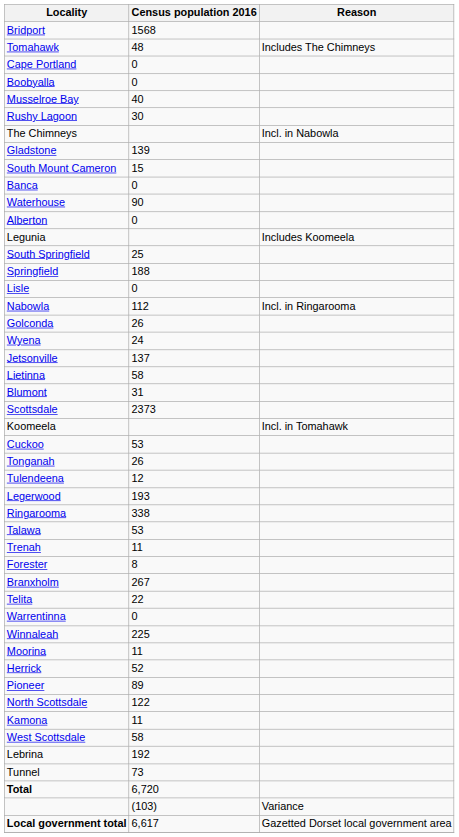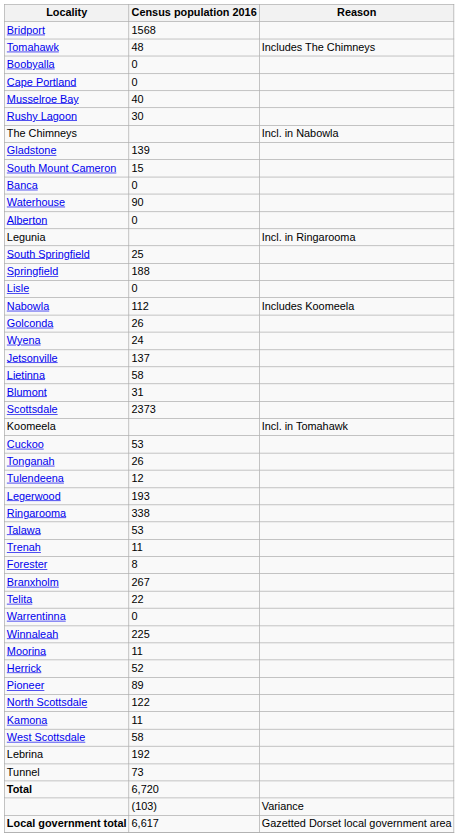rows swapped: (31, 82) <-> (42, 64)
(308, 237) Includes Koomeela -> (309, 237) Incl. in Ringarooma
(309, 306) Incl. in Ringarooma -> (308, 306) Includes Koomeela
